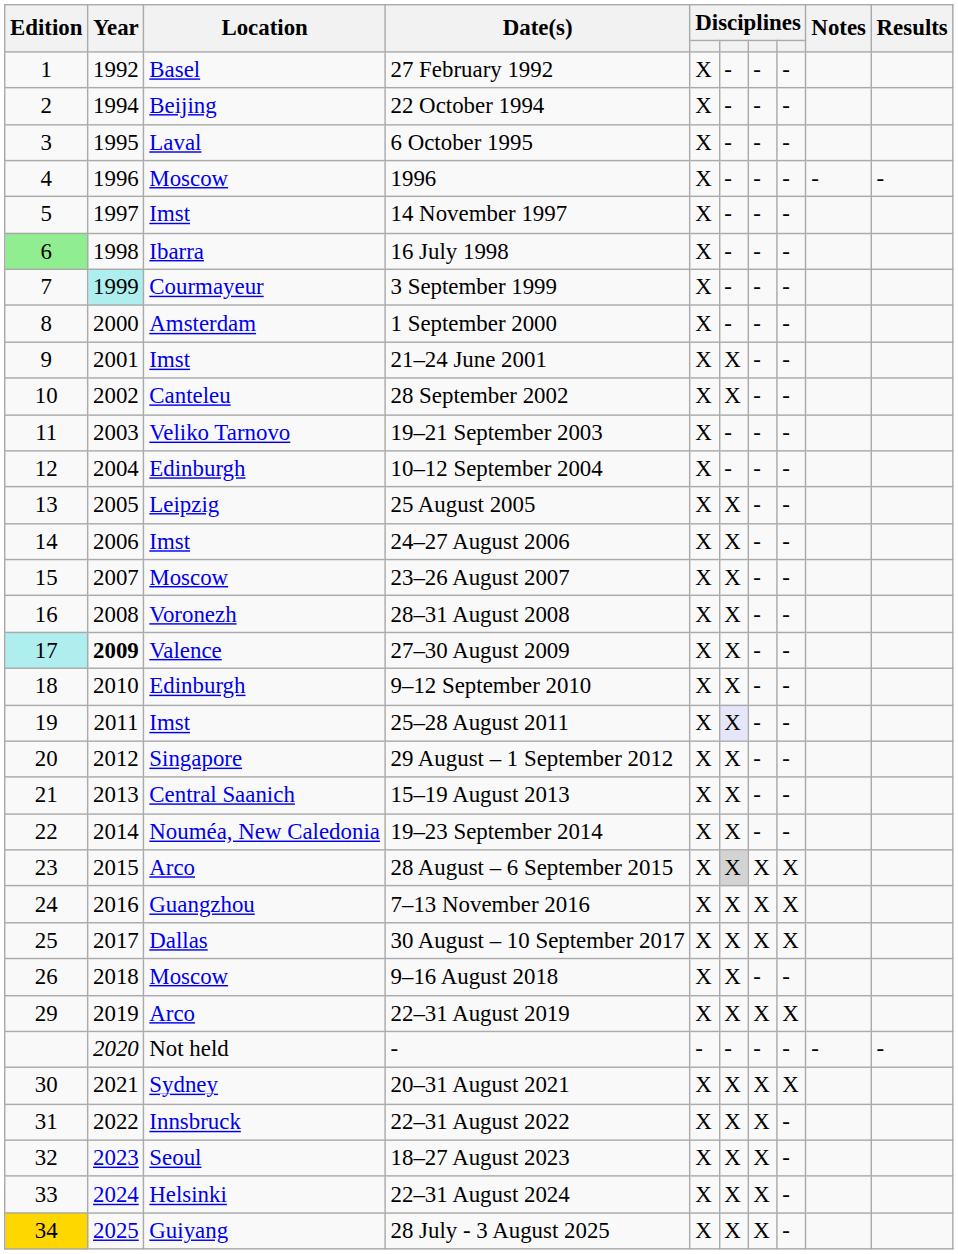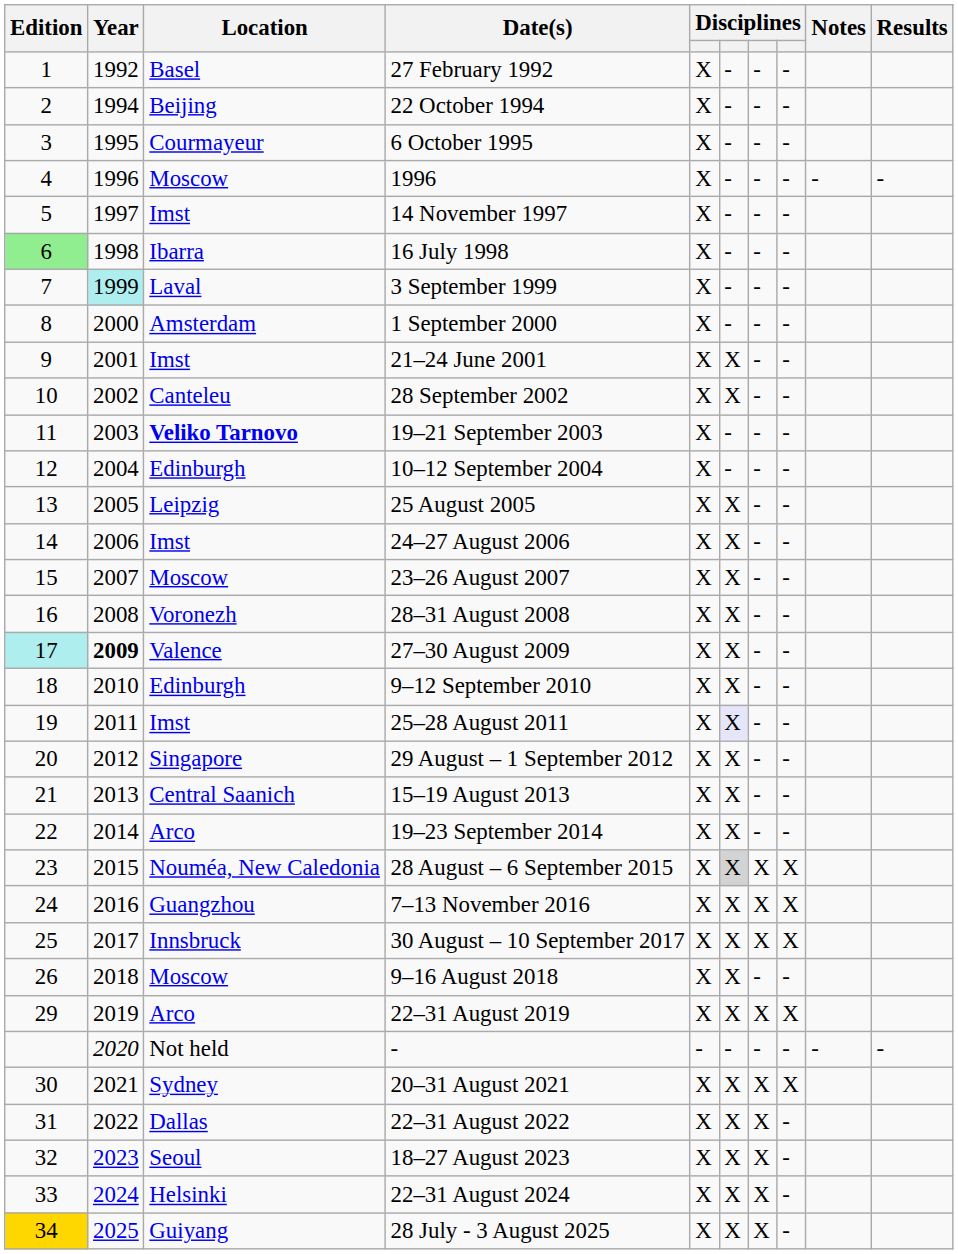(175, 142) Laval -> (207, 142) Courmayeur
(207, 287) Courmayeur -> (175, 287) Laval
(220, 432) normal -> (224, 432) bold
(265, 831) Nouméa, New Caledonia -> (172, 831) Arco
(172, 867) Arco -> (265, 867) Nouméa, New Caledonia
(179, 940) Dallas -> (195, 940) Innsbruck
(195, 1121) Innsbruck -> (179, 1121) Dallas
